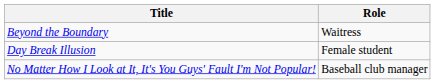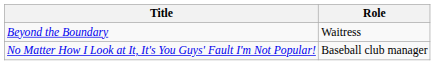- row: (51, 50)
